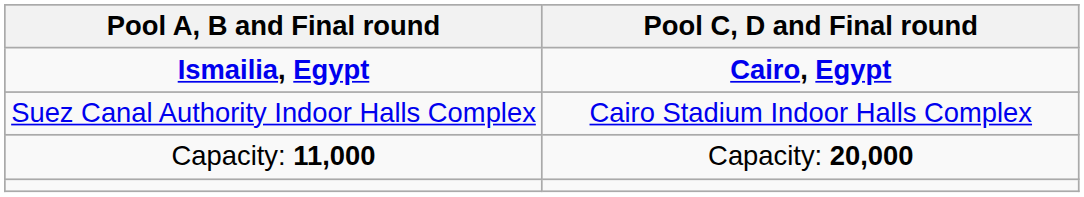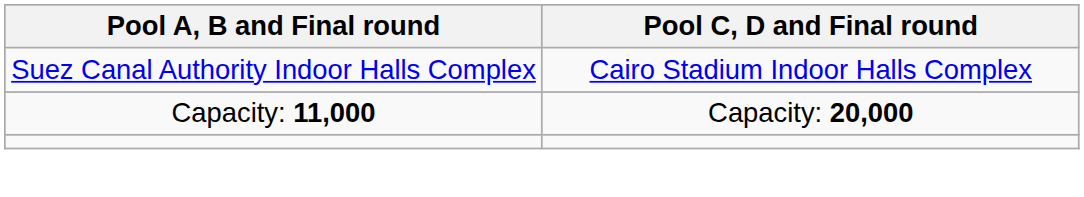- row: (273, 69)
